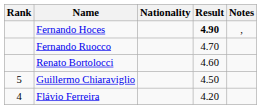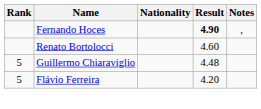- row: (74, 46)
(210, 79) 4.50 -> (210, 63) 4.48
(19, 96) 4 -> (19, 79) 5
